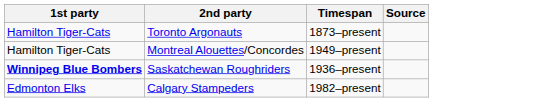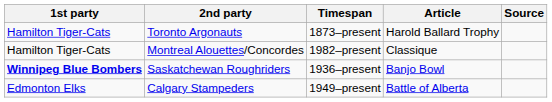+ column: (442, 13)
(345, 50) 1949–present -> (345, 50) 1982–present
(345, 87) 1982–present -> (345, 87) 1949–present
